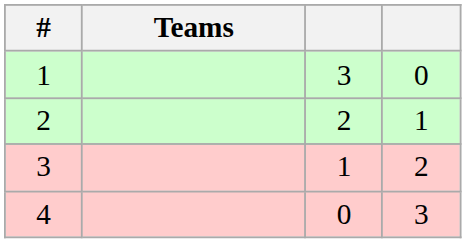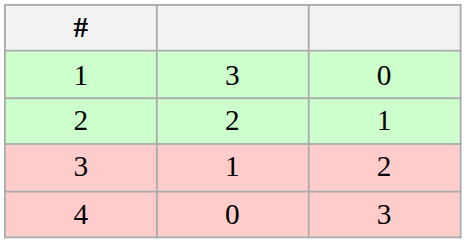- column: (194, 27)
